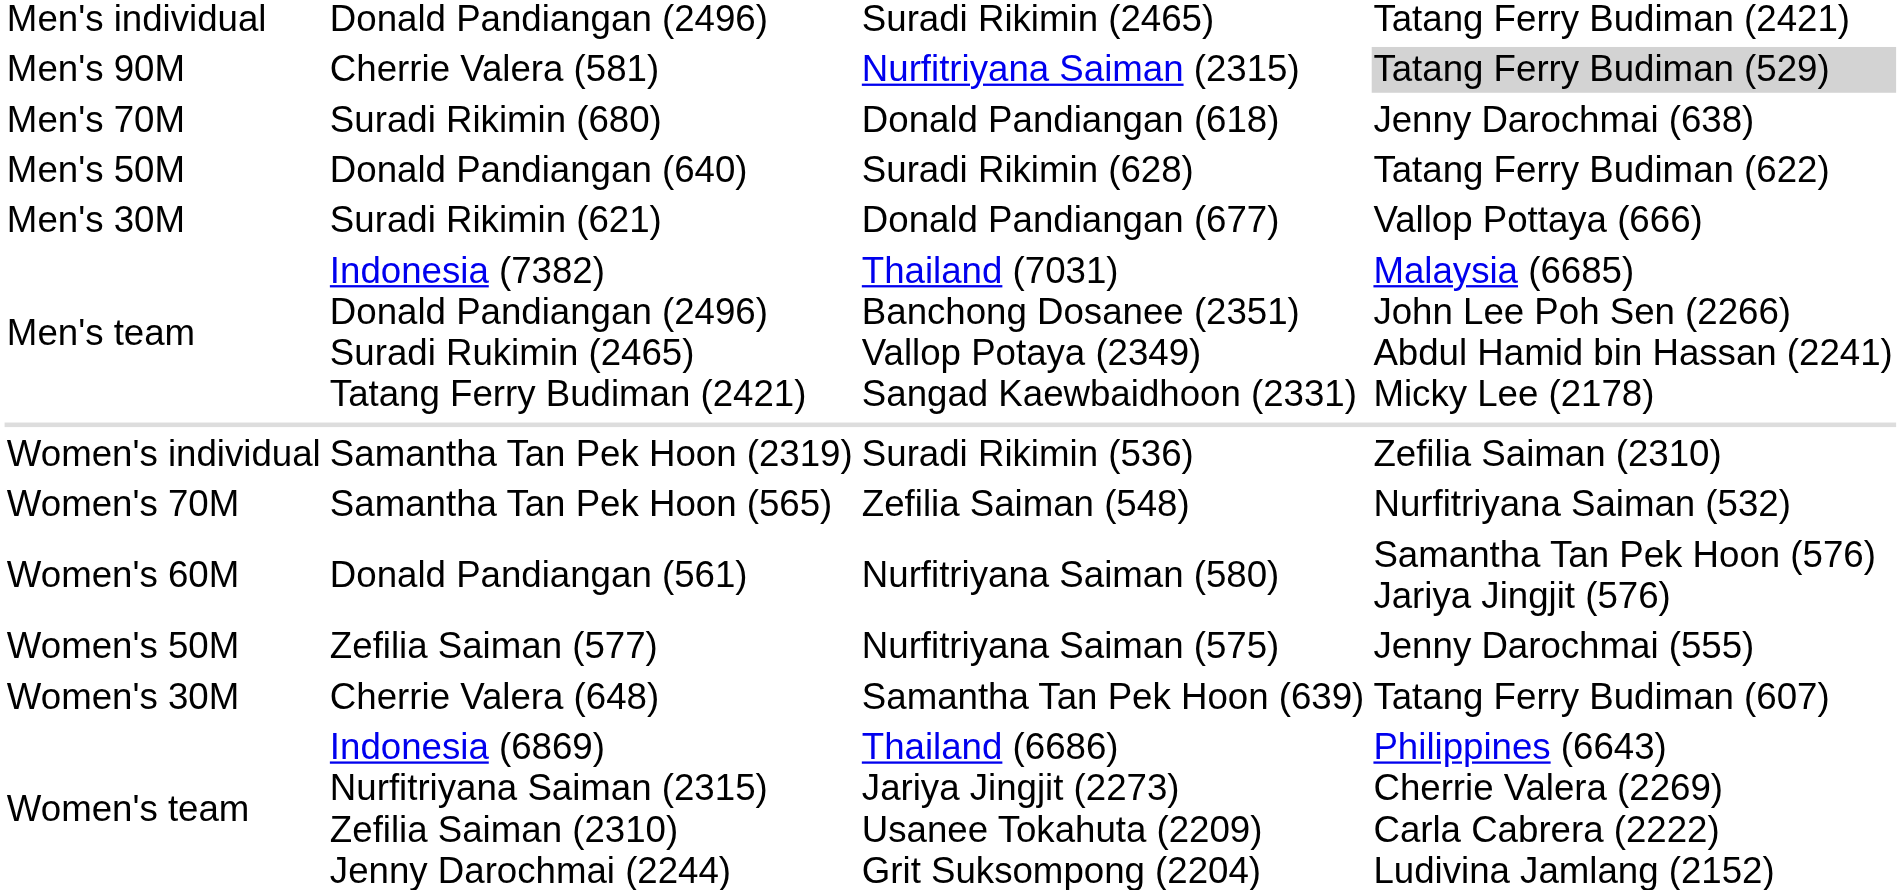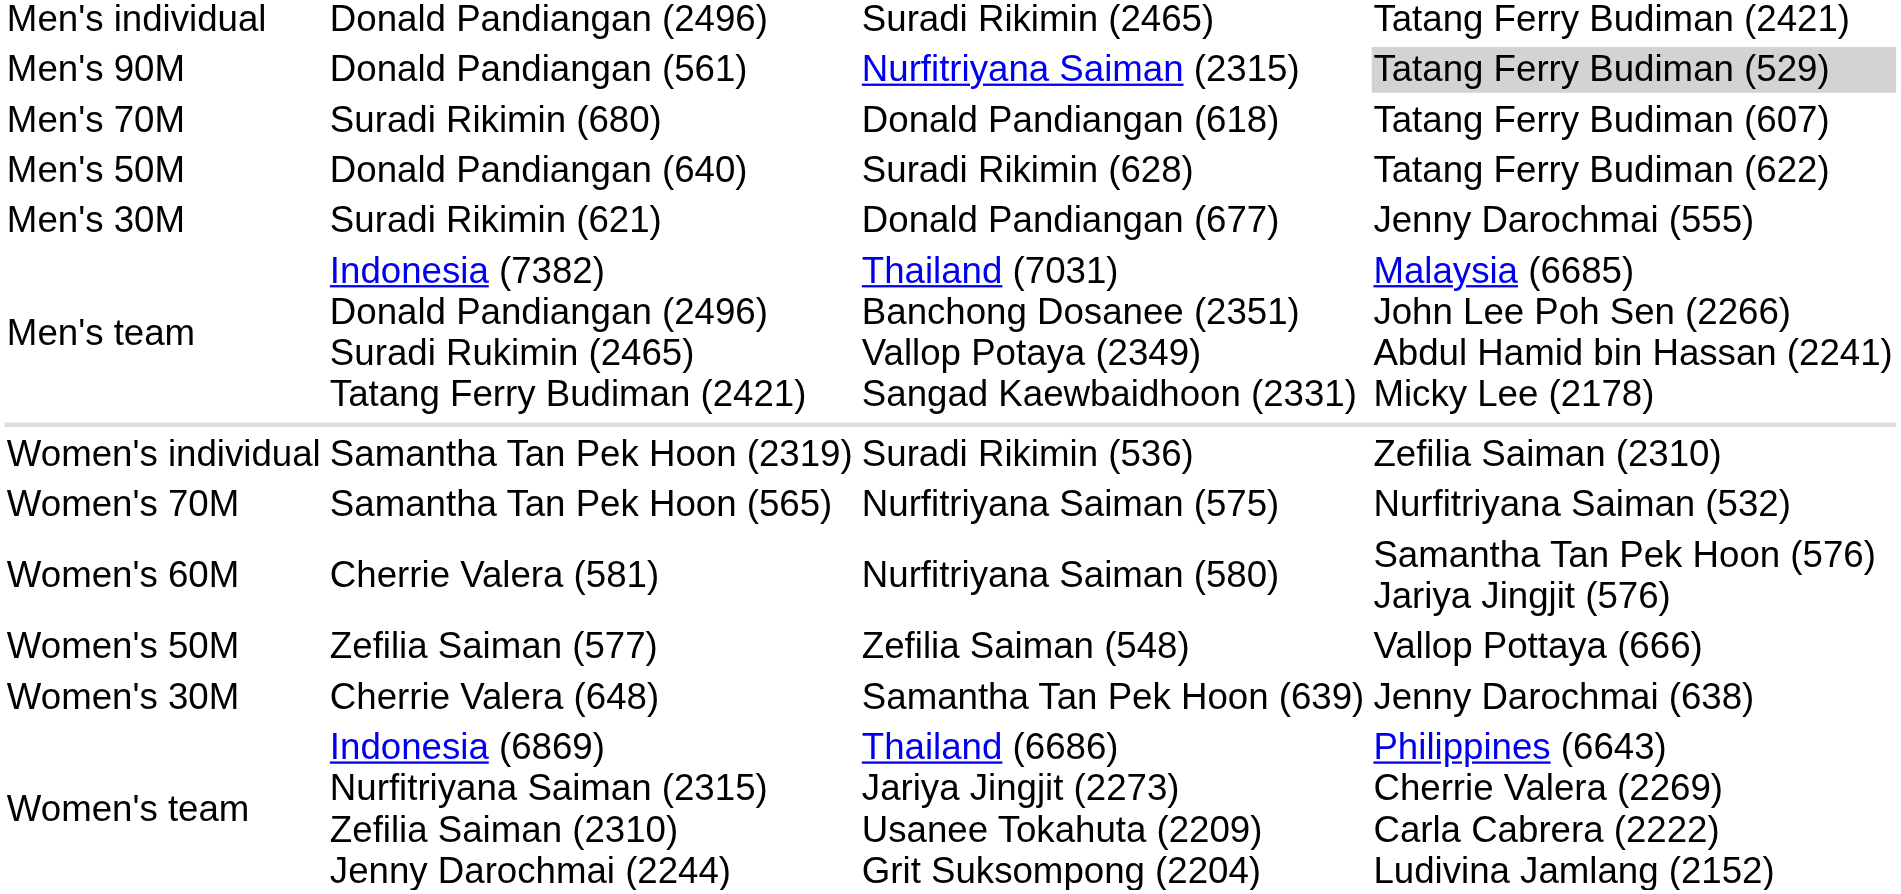(494, 69) Cherrie Valera (581) -> (539, 69) Donald Pandiangan (561)
(1564, 119) Jenny Darochmai (638) -> (1602, 119) Tatang Ferry Budiman (607)
(1538, 220) Vallop Pottaya (666) -> (1564, 220) Jenny Darochmai (555)
(1026, 504) Zefilia Saiman (548) -> (1071, 504) Nurfitriyana Saiman (575)
(539, 575) Donald Pandiangan (561) -> (494, 575) Cherrie Valera (581)
(1071, 646) Nurfitriyana Saiman (575) -> (1026, 646) Zefilia Saiman (548)
(1564, 646) Jenny Darochmai (555) -> (1538, 646) Vallop Pottaya (666)
(1602, 696) Tatang Ferry Budiman (607) -> (1564, 696) Jenny Darochmai (638)
